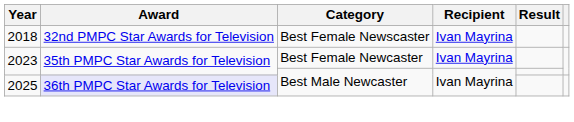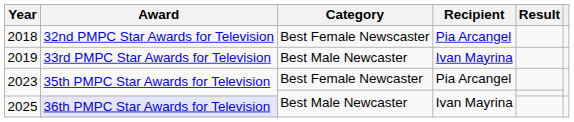(474, 36) Ivan Mayrina -> (473, 36) Pia Arcangel
+ row: (22, 57)
(474, 57) Ivan Mayrina -> (473, 79) Pia Arcangel
